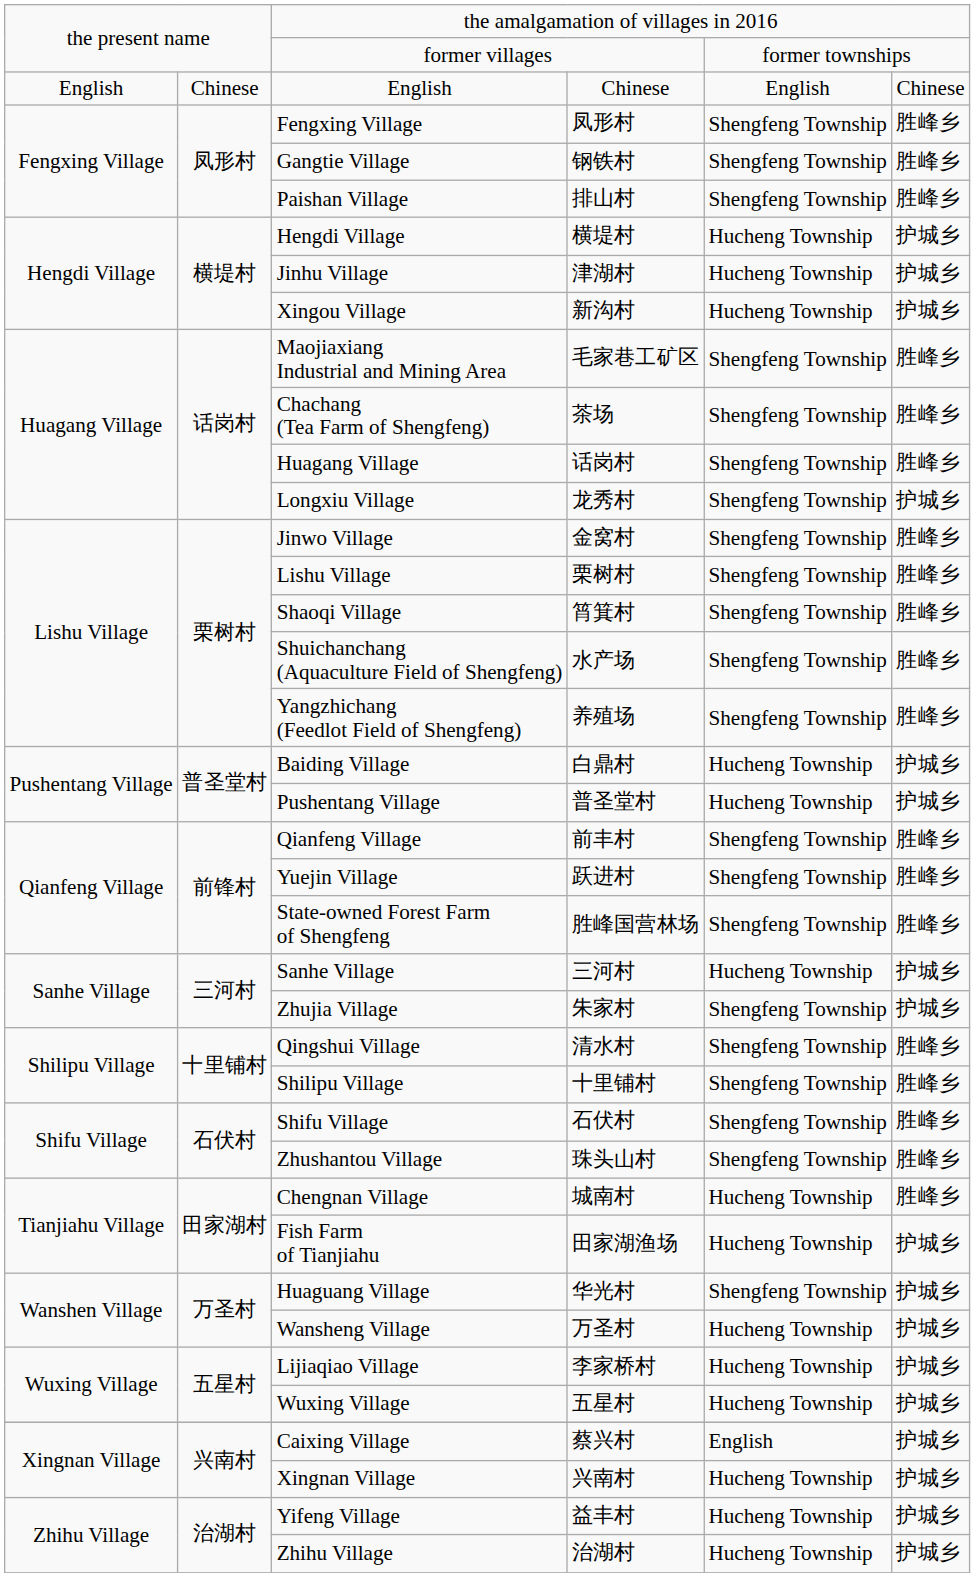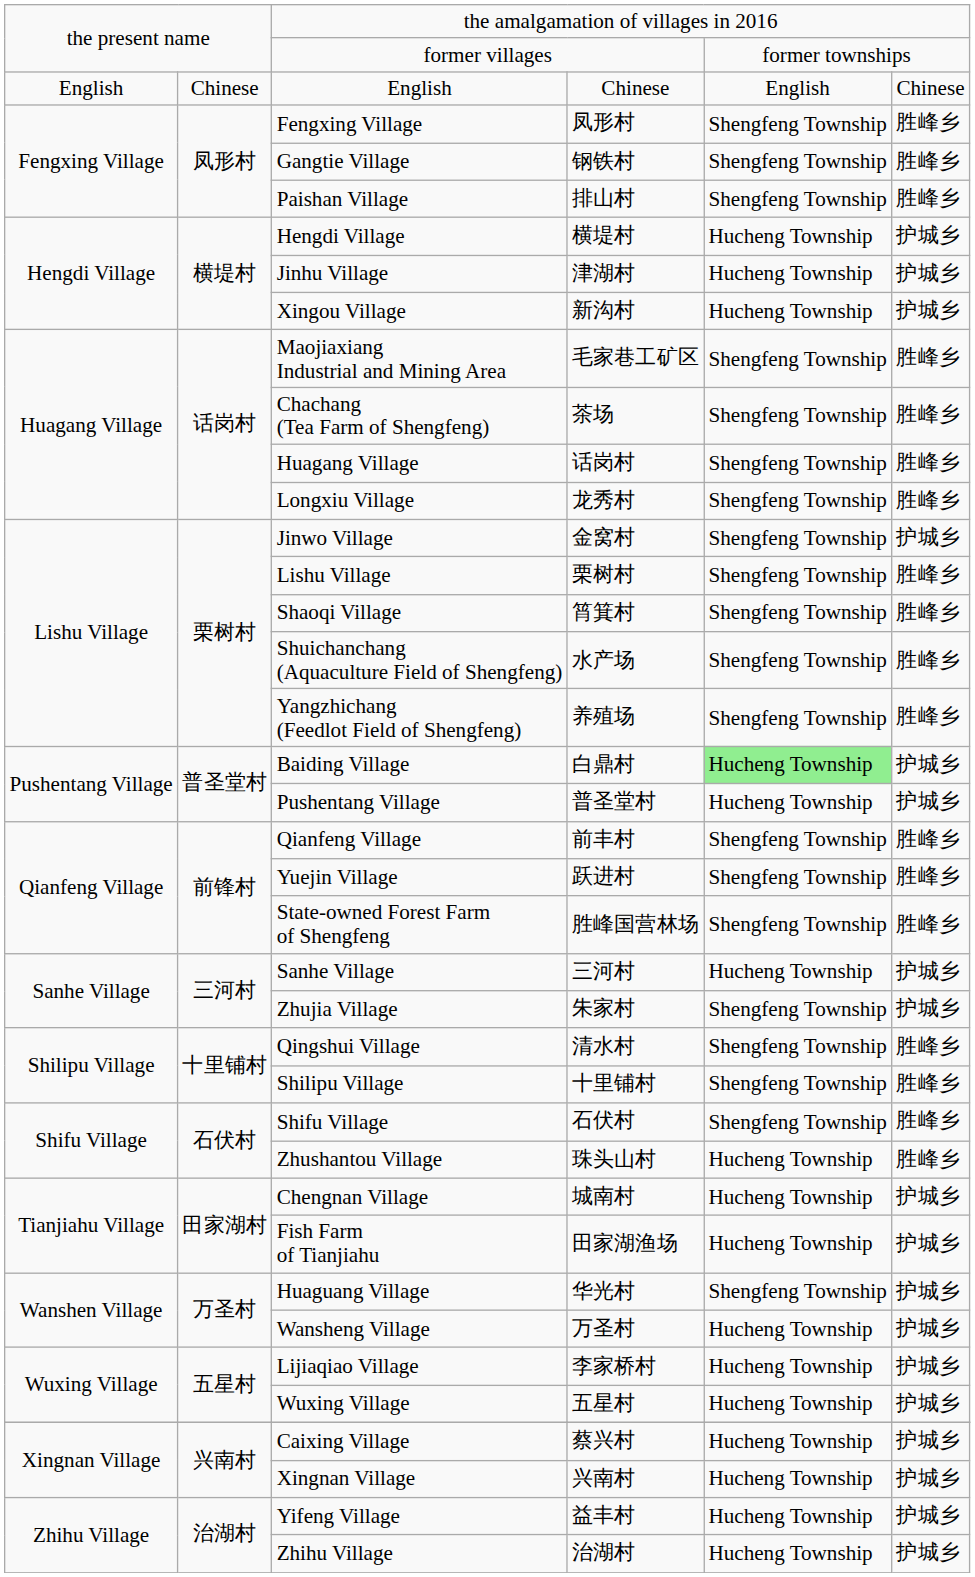(928, 499) 护城乡 -> (928, 499) 胜峰乡
(928, 537) 胜峰乡 -> (928, 537) 护城乡
(791, 764) no background -> (791, 764) lightgreen background
(798, 1159) Shengfeng Township -> (791, 1159) Hucheng Township
(928, 1195) 胜峰乡 -> (928, 1195) 护城乡
(741, 1441) English -> (791, 1441) Hucheng Township
